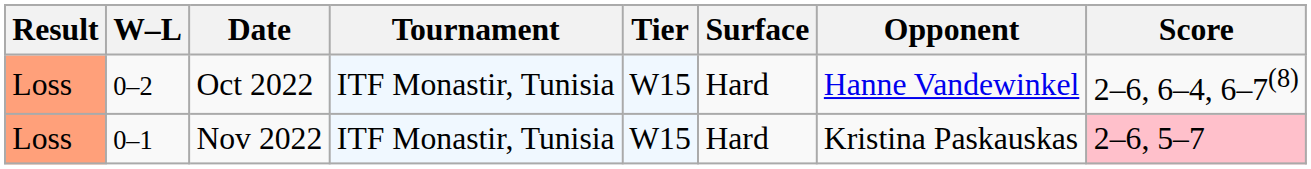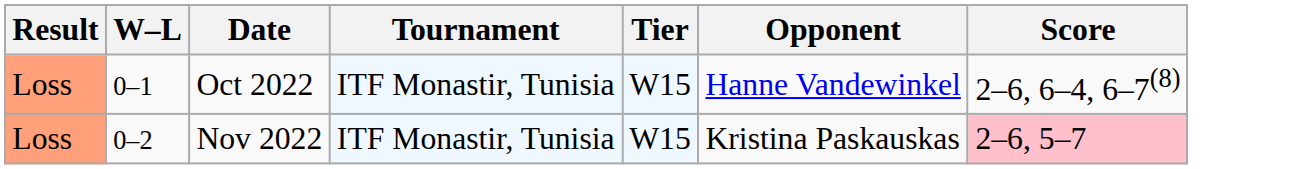- column: (757, 29)
(133, 86) 0–2 -> (133, 86) 0–1
(133, 140) 0–1 -> (133, 140) 0–2
